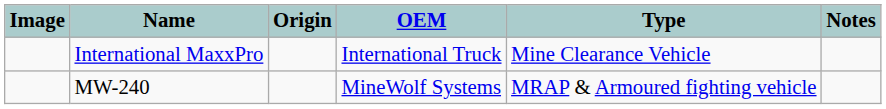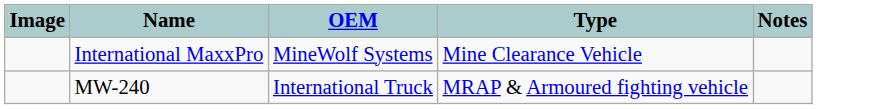- column: (302, 20)
(422, 53) International Truck -> (353, 53) MineWolf Systems
(421, 86) MineWolf Systems -> (353, 86) International Truck
